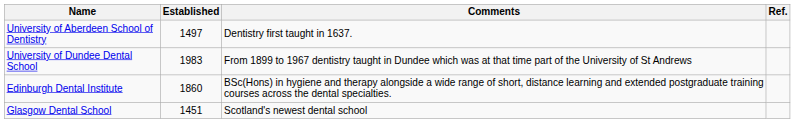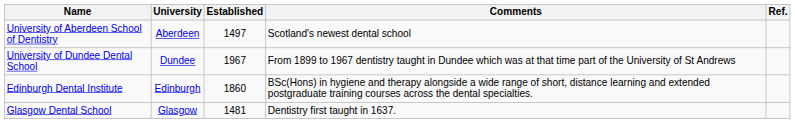+ column: (178, 12)
(288, 34) Dentistry first taught in 1637. -> (339, 34) Scotland's newest dental school
(191, 61) 1983 -> (235, 61) 1967
(191, 110) 1451 -> (235, 110) 1481
(296, 110) Scotland's newest dental school -> (332, 110) Dentistry first taught in 1637.
